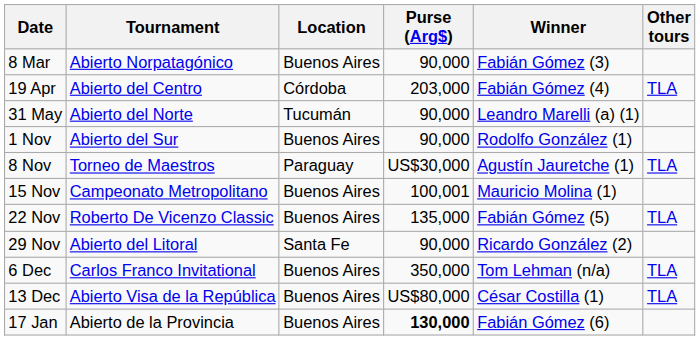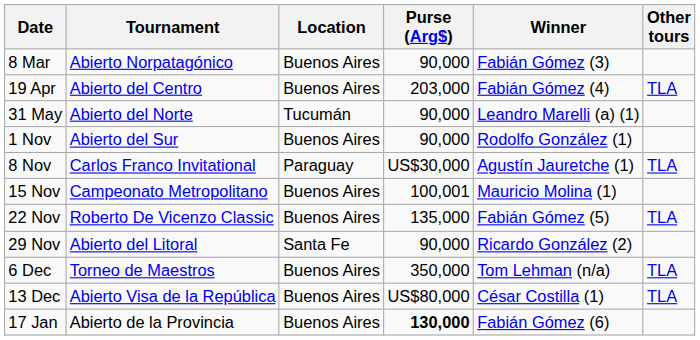(315, 88) Córdoba -> (332, 88) Buenos Aires
(142, 166) Torneo de Maestros -> (163, 166) Carlos Franco Invitational
(163, 270) Carlos Franco Invitational -> (142, 270) Torneo de Maestros
